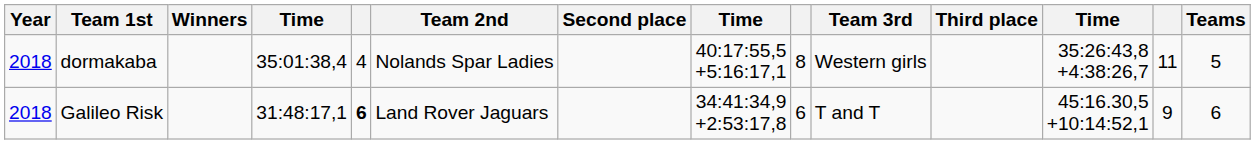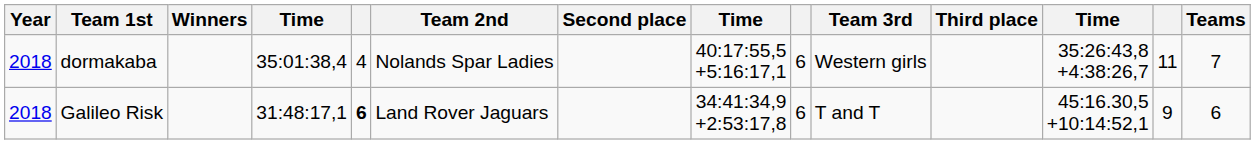(801, 60) 8 -> (801, 60) 6
(1216, 60) 5 -> (1216, 60) 7
